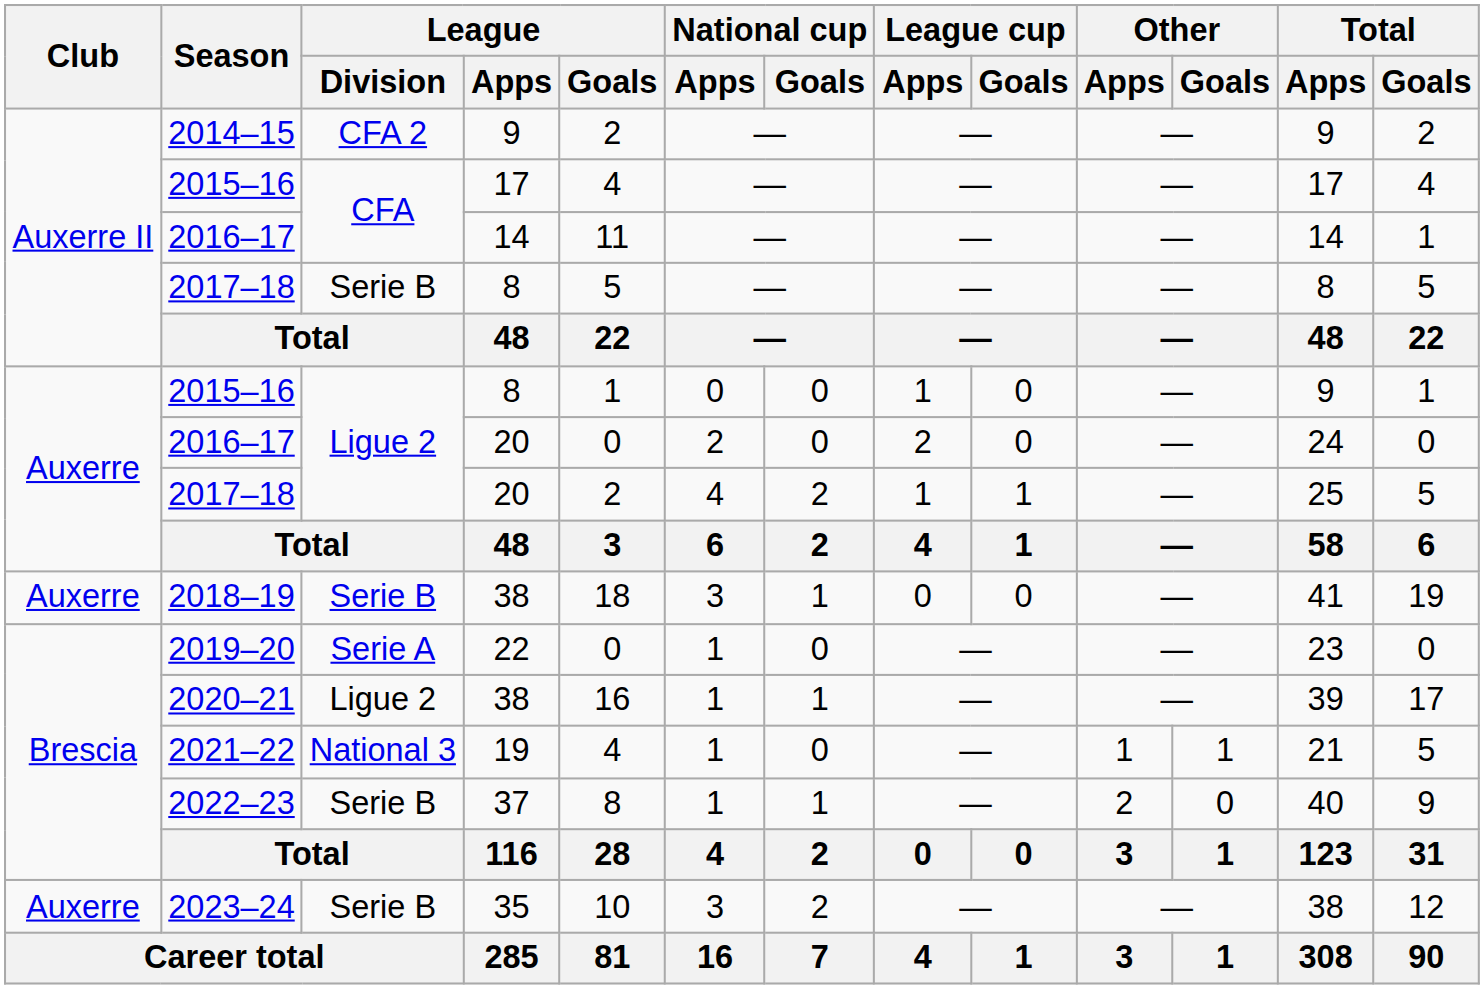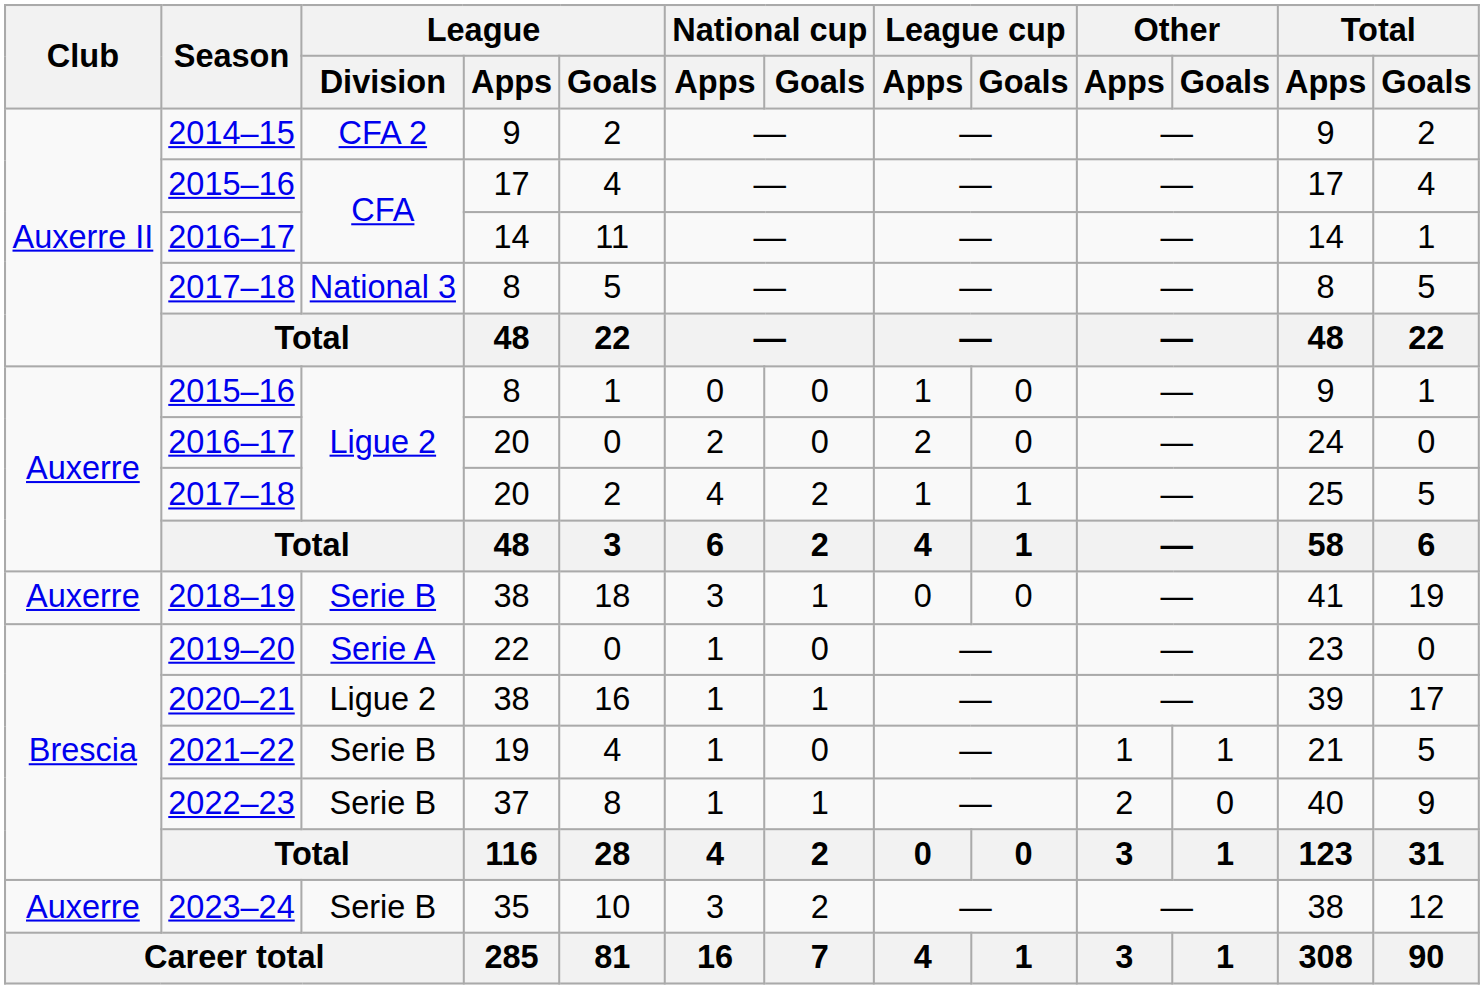(383, 287) Serie B -> (383, 287) National 3
(383, 751) National 3 -> (383, 751) Serie B
